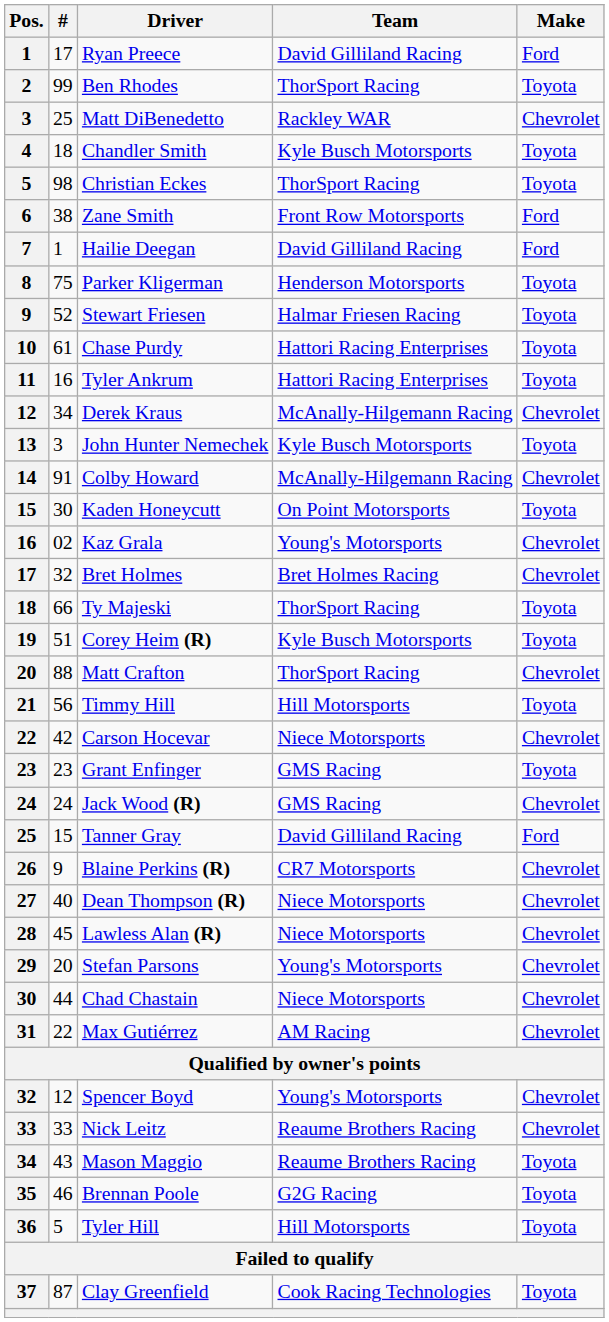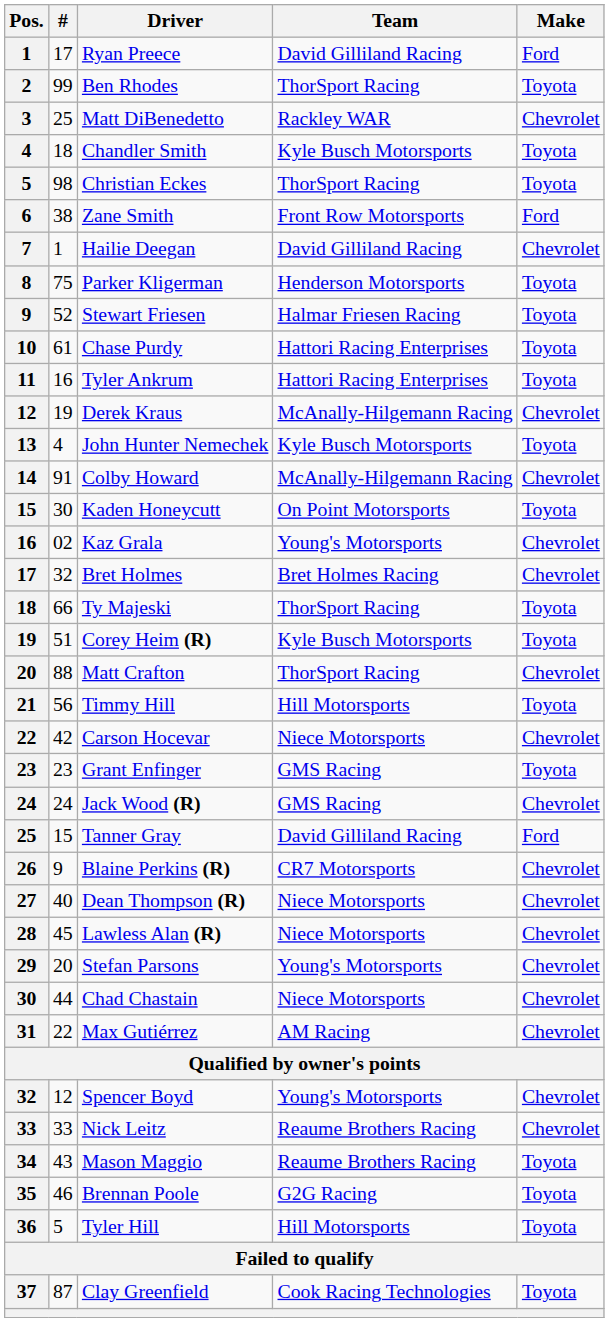(541, 249) Ford -> (561, 249) Chevrolet
(63, 411) 34 -> (63, 411) 19
(58, 444) 3 -> (58, 444) 4
